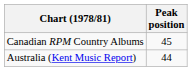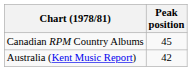(167, 58) 44 -> (167, 58) 42
